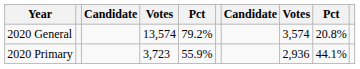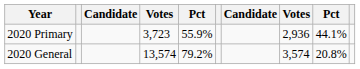rows swapped: (40, 53) <-> (40, 34)
